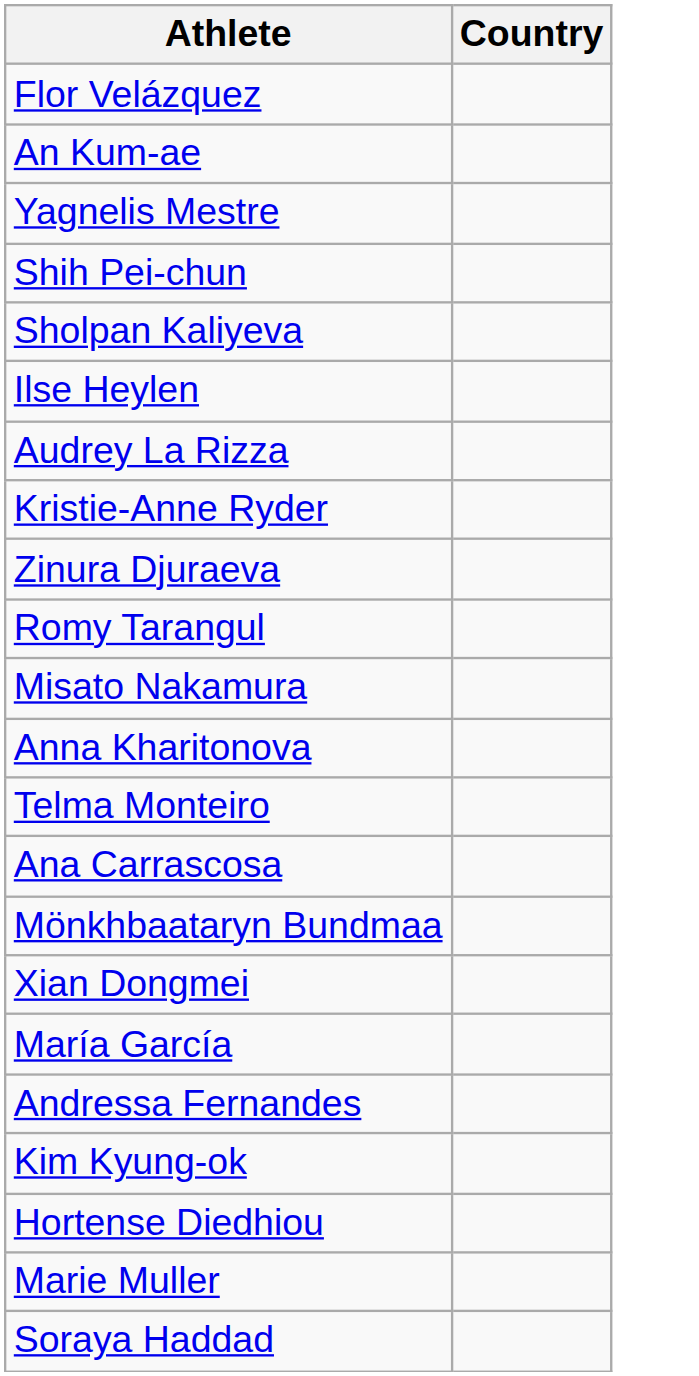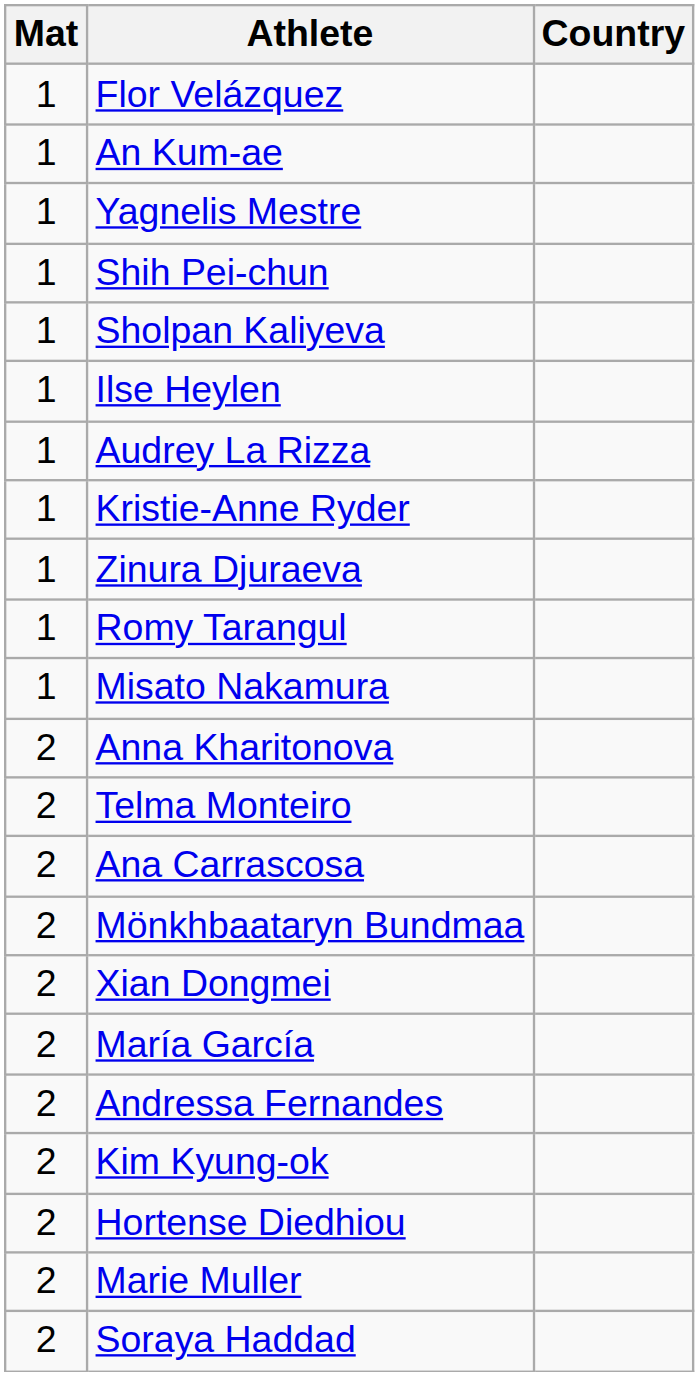+ column: (46, 34)
